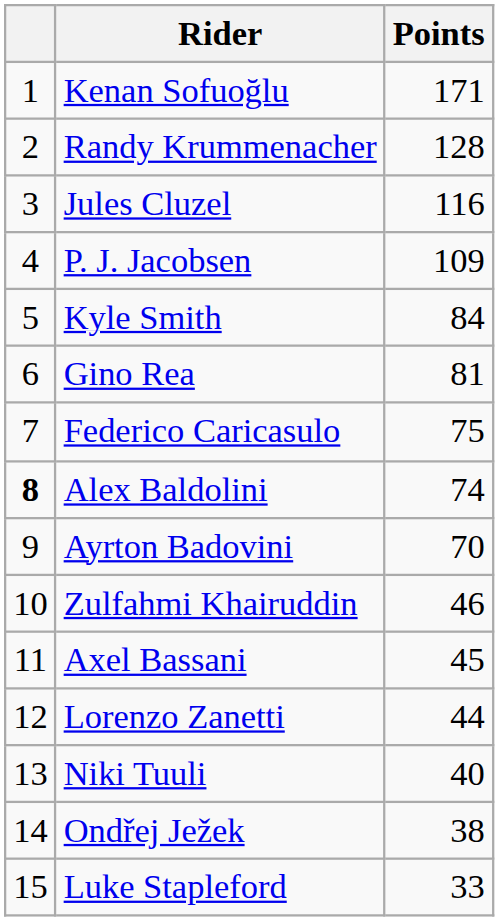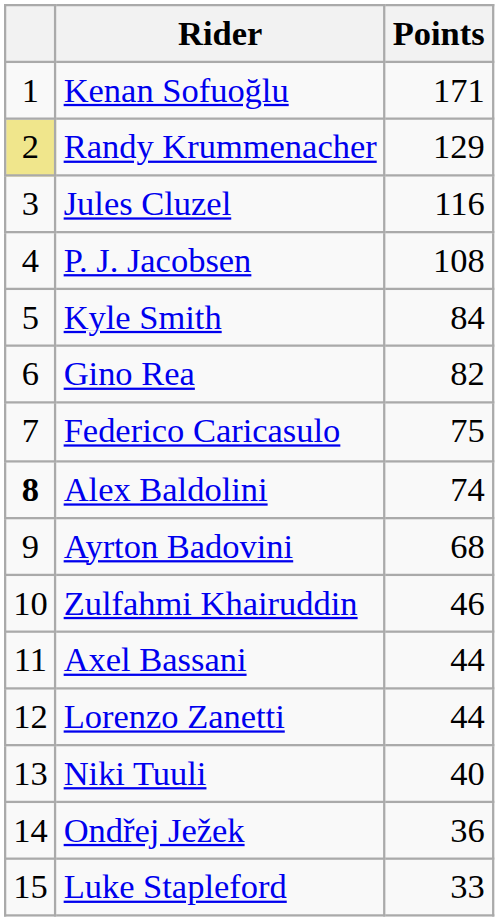(30, 146) no background -> (30, 146) khaki background
(459, 146) 128 -> (459, 146) 129
(459, 260) 109 -> (459, 260) 108
(467, 374) 81 -> (467, 374) 82
(467, 545) 70 -> (467, 545) 68
(467, 658) 45 -> (467, 658) 44
(467, 829) 38 -> (467, 829) 36
